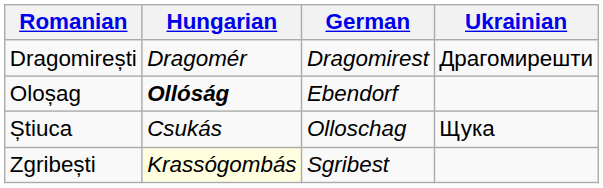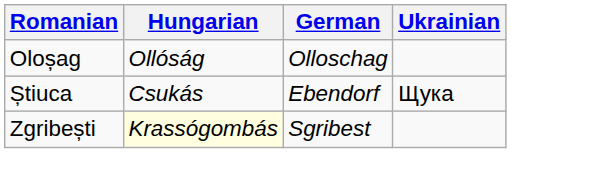- row: (73, 57)
(188, 93) bold -> (166, 57) normal
(352, 93) Ebendorf -> (338, 57) Olloschag
(357, 128) Olloschag -> (334, 93) Ebendorf
